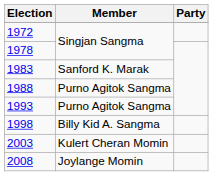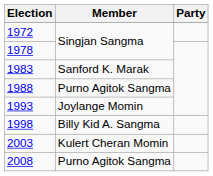(114, 106) Purno Agitok Sangma -> (100, 106) Joylange Momin
(100, 161) Joylange Momin -> (114, 161) Purno Agitok Sangma
